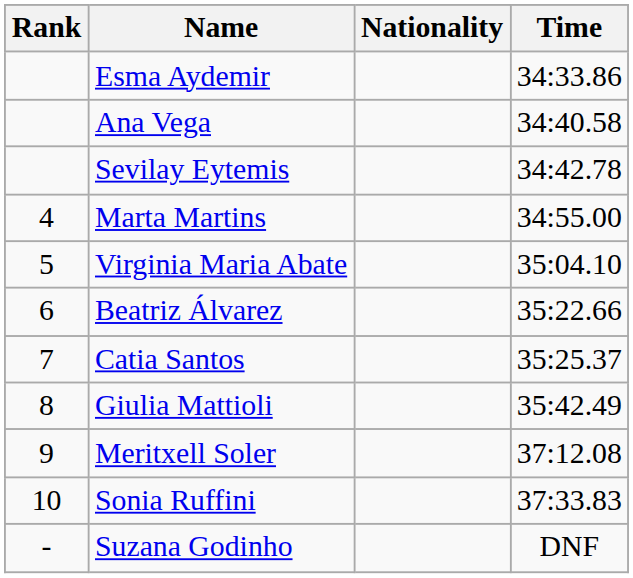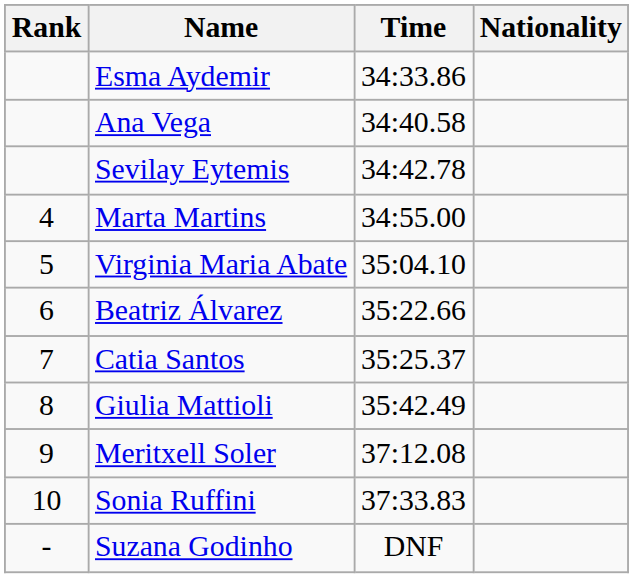columns swapped: (432, 28) <-> (569, 28)
